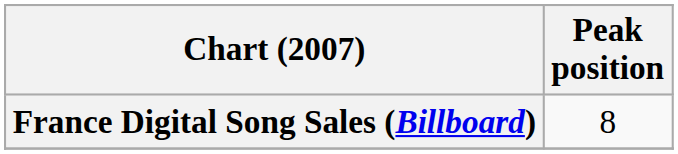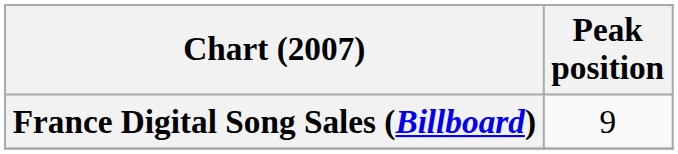(608, 121) 8 -> (608, 121) 9
